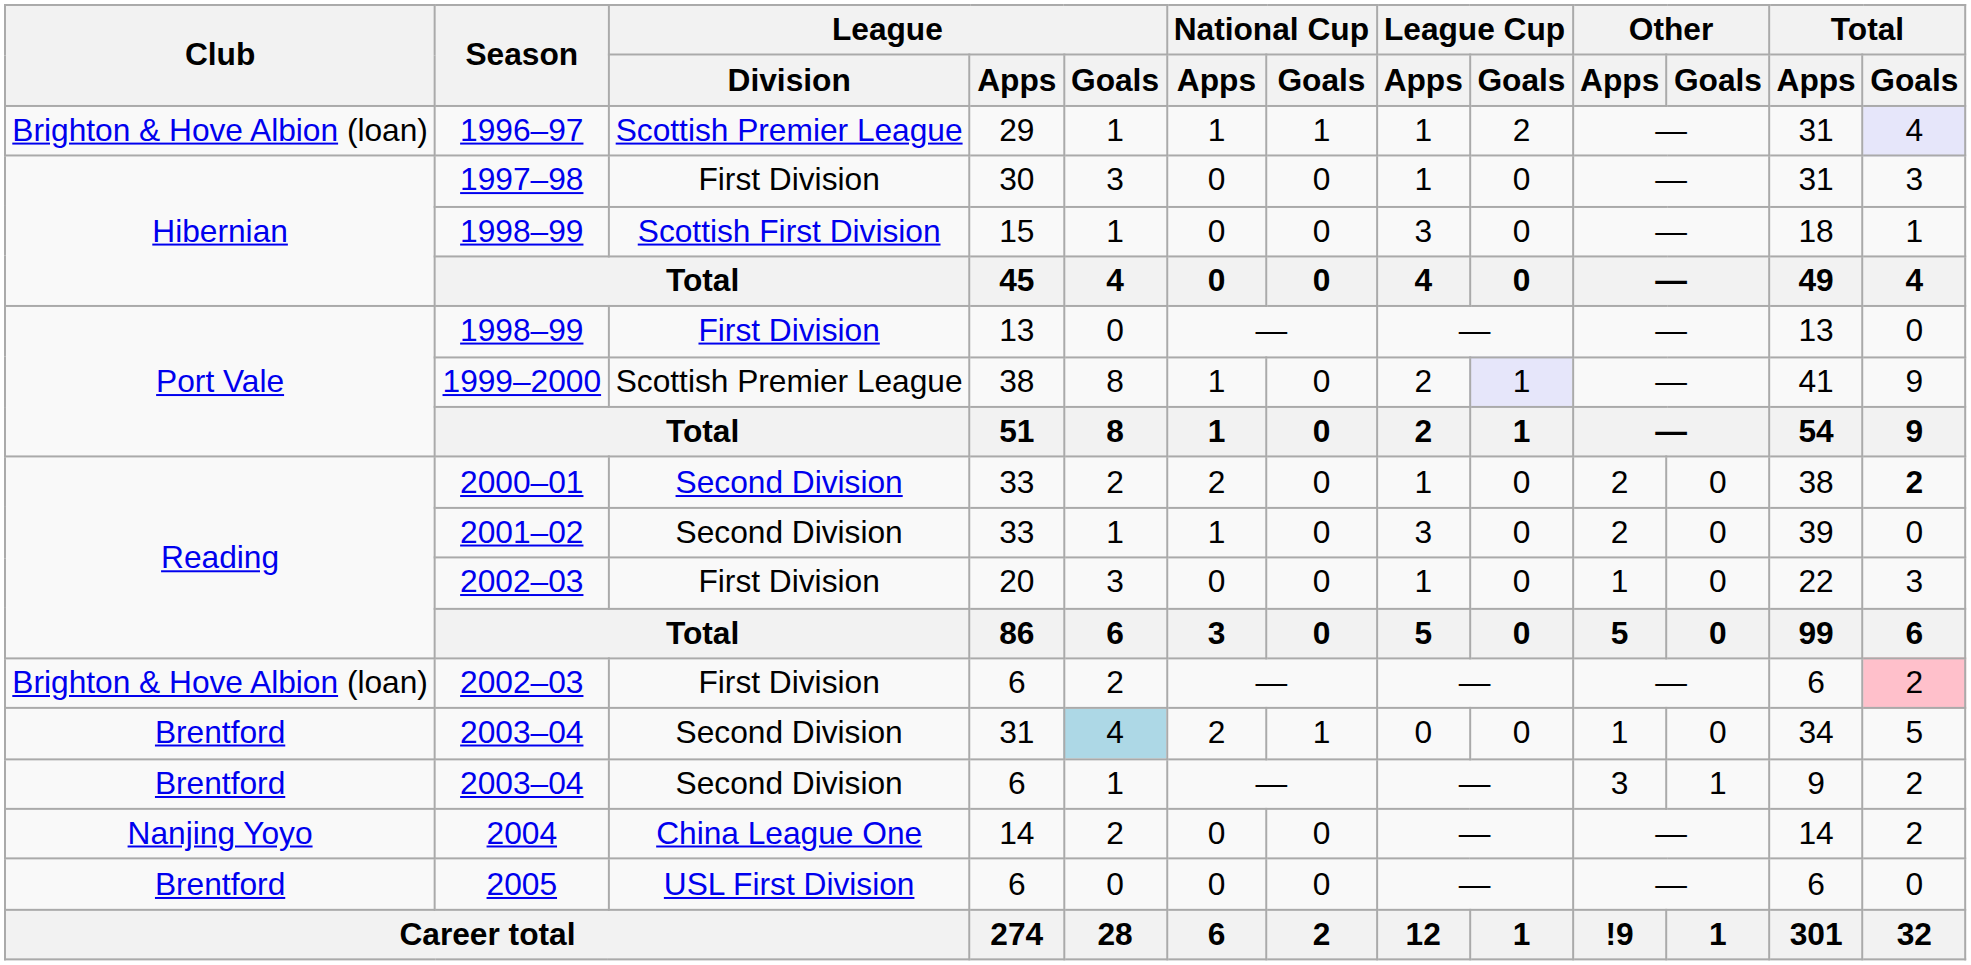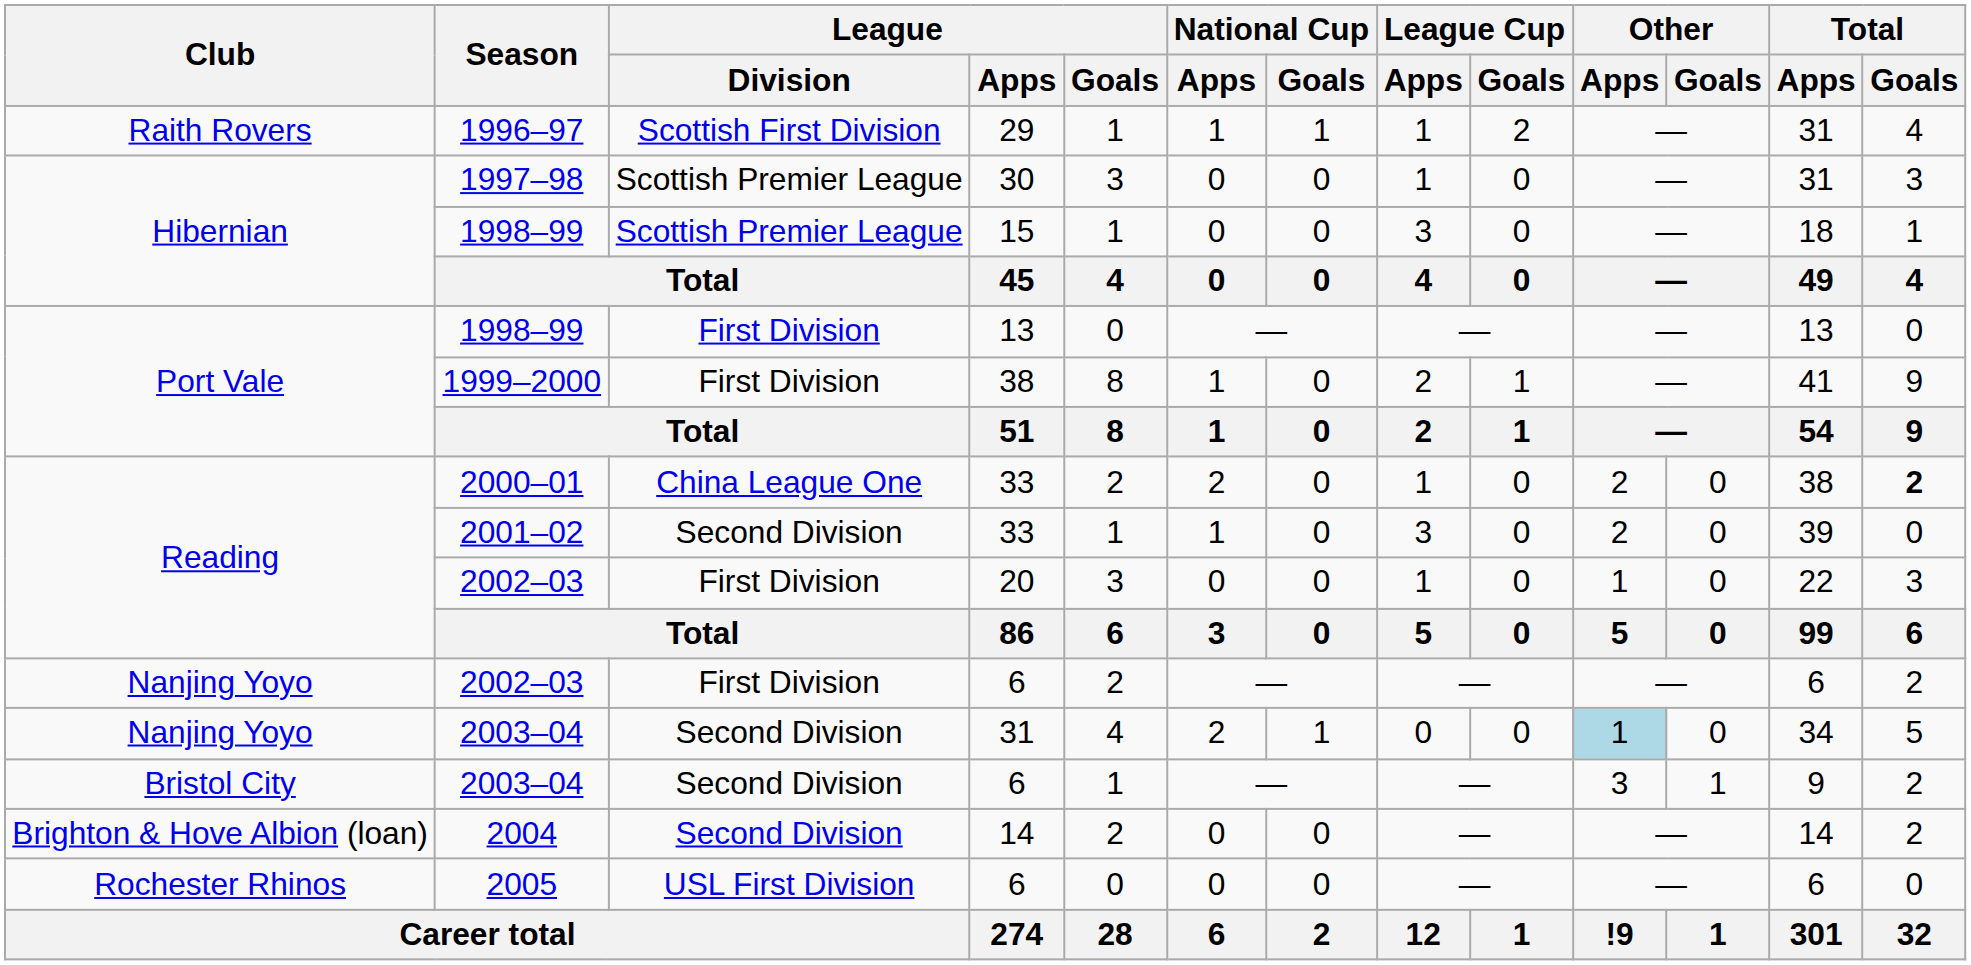(220, 130) Brighton & Hove Albion (loan) -> (220, 130) Raith Rovers
(789, 130) Scottish Premier League -> (789, 130) Scottish First Division
(1914, 130) lavender background -> (1914, 130) no background
(789, 180) First Division -> (789, 180) Scottish Premier League
(789, 230) Scottish First Division -> (789, 230) Scottish Premier League
(789, 381) Scottish Premier League -> (789, 381) First Division
(1521, 381) lavender background -> (1521, 381) no background
(789, 481) Second Division -> (789, 481) China League One
(220, 682) Brighton & Hove Albion (loan) -> (220, 682) Nanjing Yoyo
(1914, 682) pink background -> (1914, 682) no background
(220, 733) Brentford -> (220, 733) Nanjing Yoyo
(1115, 733) lightblue background -> (1115, 733) no background
(1620, 733) no background -> (1620, 733) lightblue background
(220, 783) Brentford -> (220, 783) Bristol City
(220, 833) Nanjing Yoyo -> (220, 833) Brighton & Hove Albion (loan)
(789, 833) China League One -> (789, 833) Second Division
(220, 883) Brentford -> (220, 883) Rochester Rhinos
